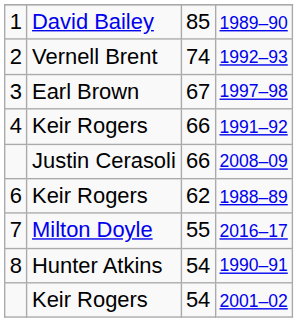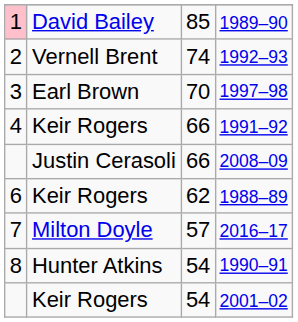(16, 21) no background -> (16, 21) pink background
(198, 91) 67 -> (198, 91) 70
(198, 230) 55 -> (198, 230) 57
